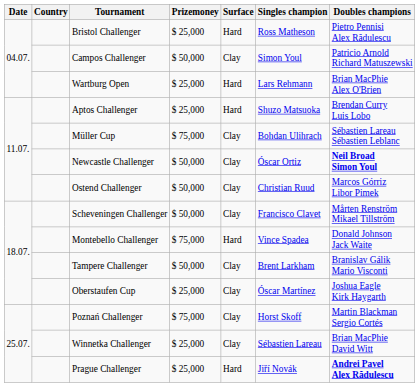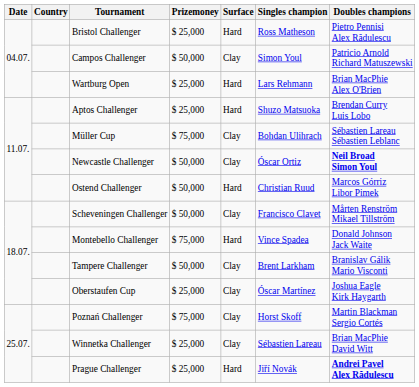(232, 187) Clay -> (232, 187) Hard
